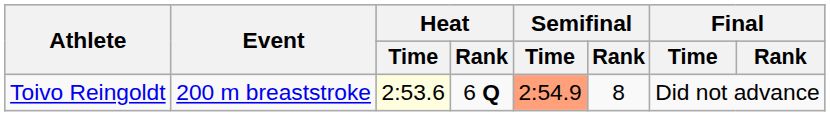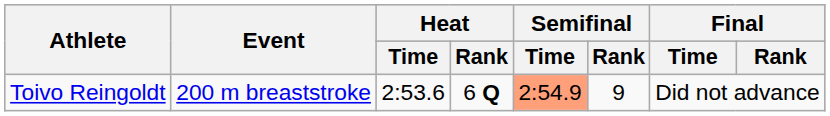(413, 93) lightyellow background -> (413, 93) no background
(619, 93) 8 -> (619, 93) 9
